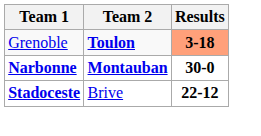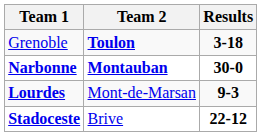(200, 42) lightsalmon background -> (228, 42) no background
+ row: (37, 93)
